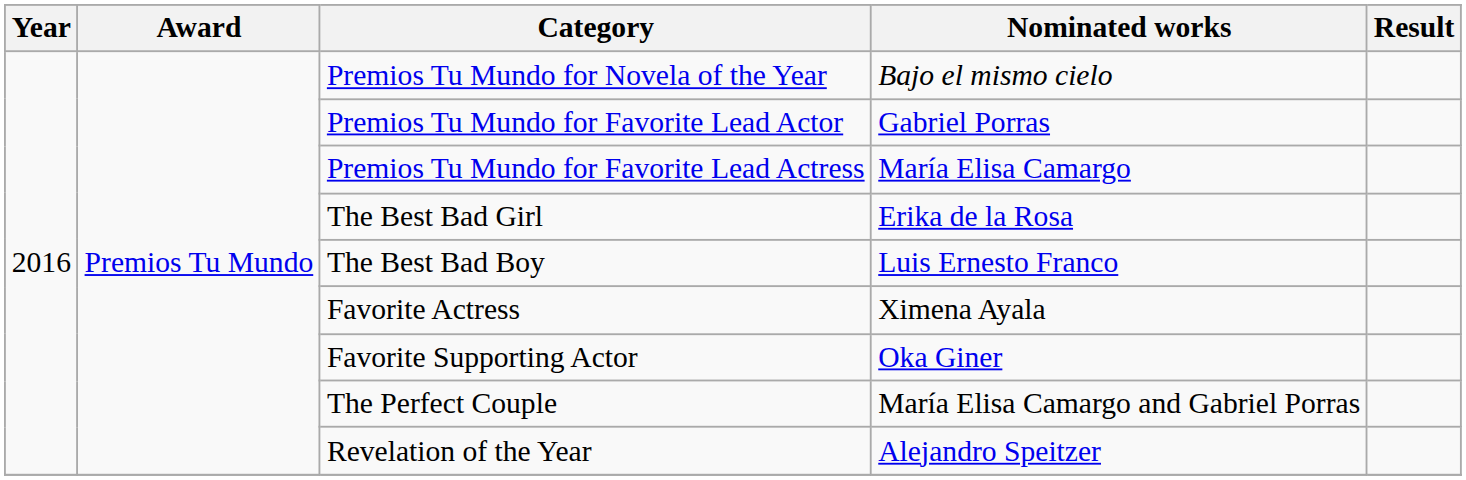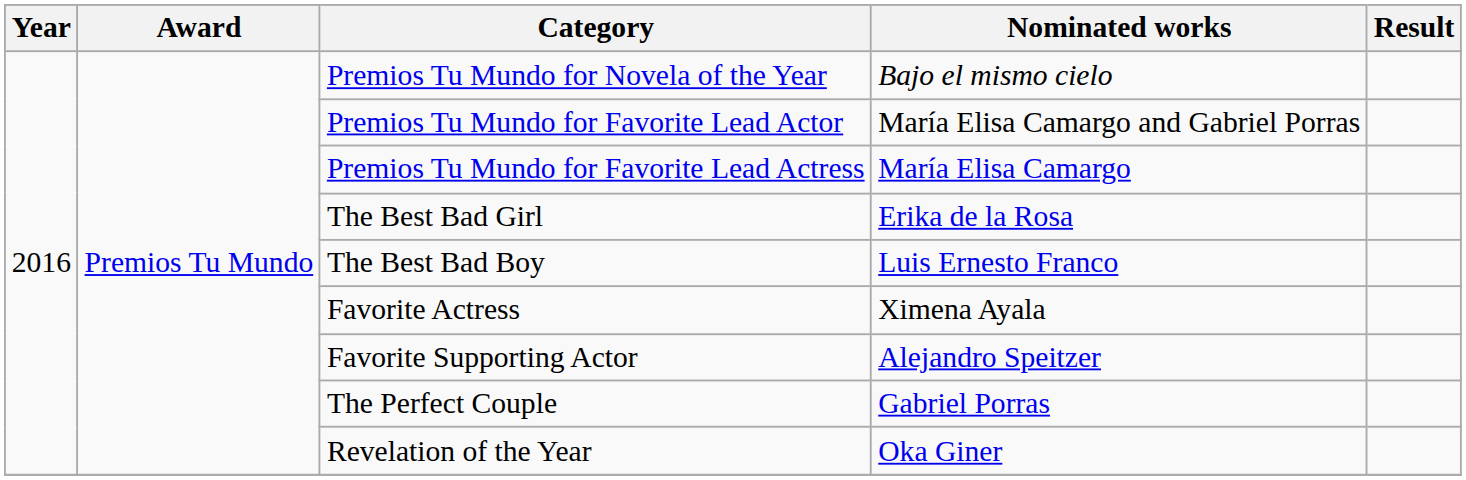(964, 121) Gabriel Porras -> (1119, 121) María Elisa Camargo and Gabriel Porras
(940, 356) Oka Giner -> (990, 356) Alejandro Speitzer
(1119, 403) María Elisa Camargo and Gabriel Porras -> (964, 403) Gabriel Porras
(990, 450) Alejandro Speitzer -> (940, 450) Oka Giner
